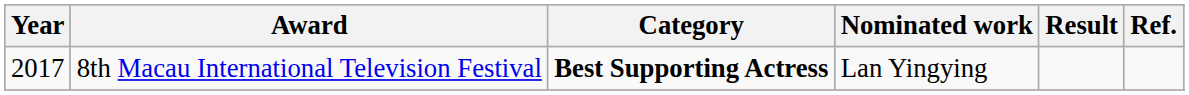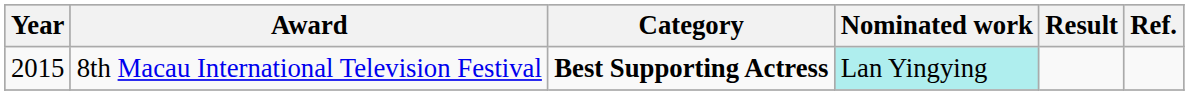(38, 68) 2017 -> (38, 68) 2015
(914, 68) no background -> (914, 68) paleturquoise background
